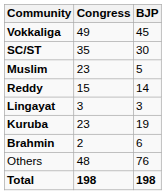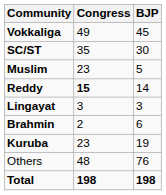(83, 87) normal -> (83, 87) bold
rows swapped: (31, 143) <-> (27, 124)
